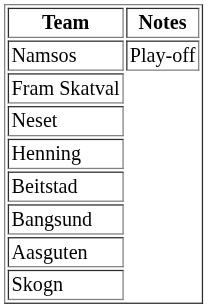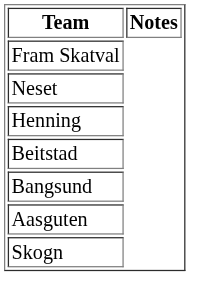- row: (44, 55)
